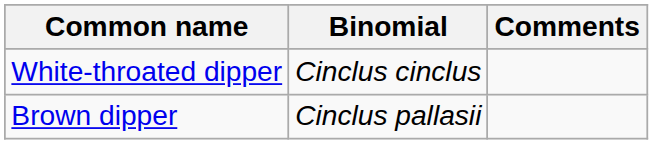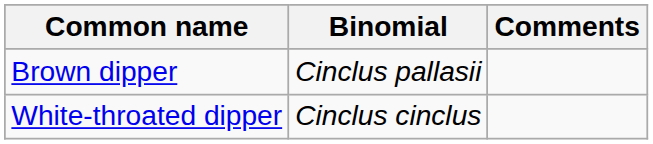rows swapped: (147, 71) <-> (94, 116)
